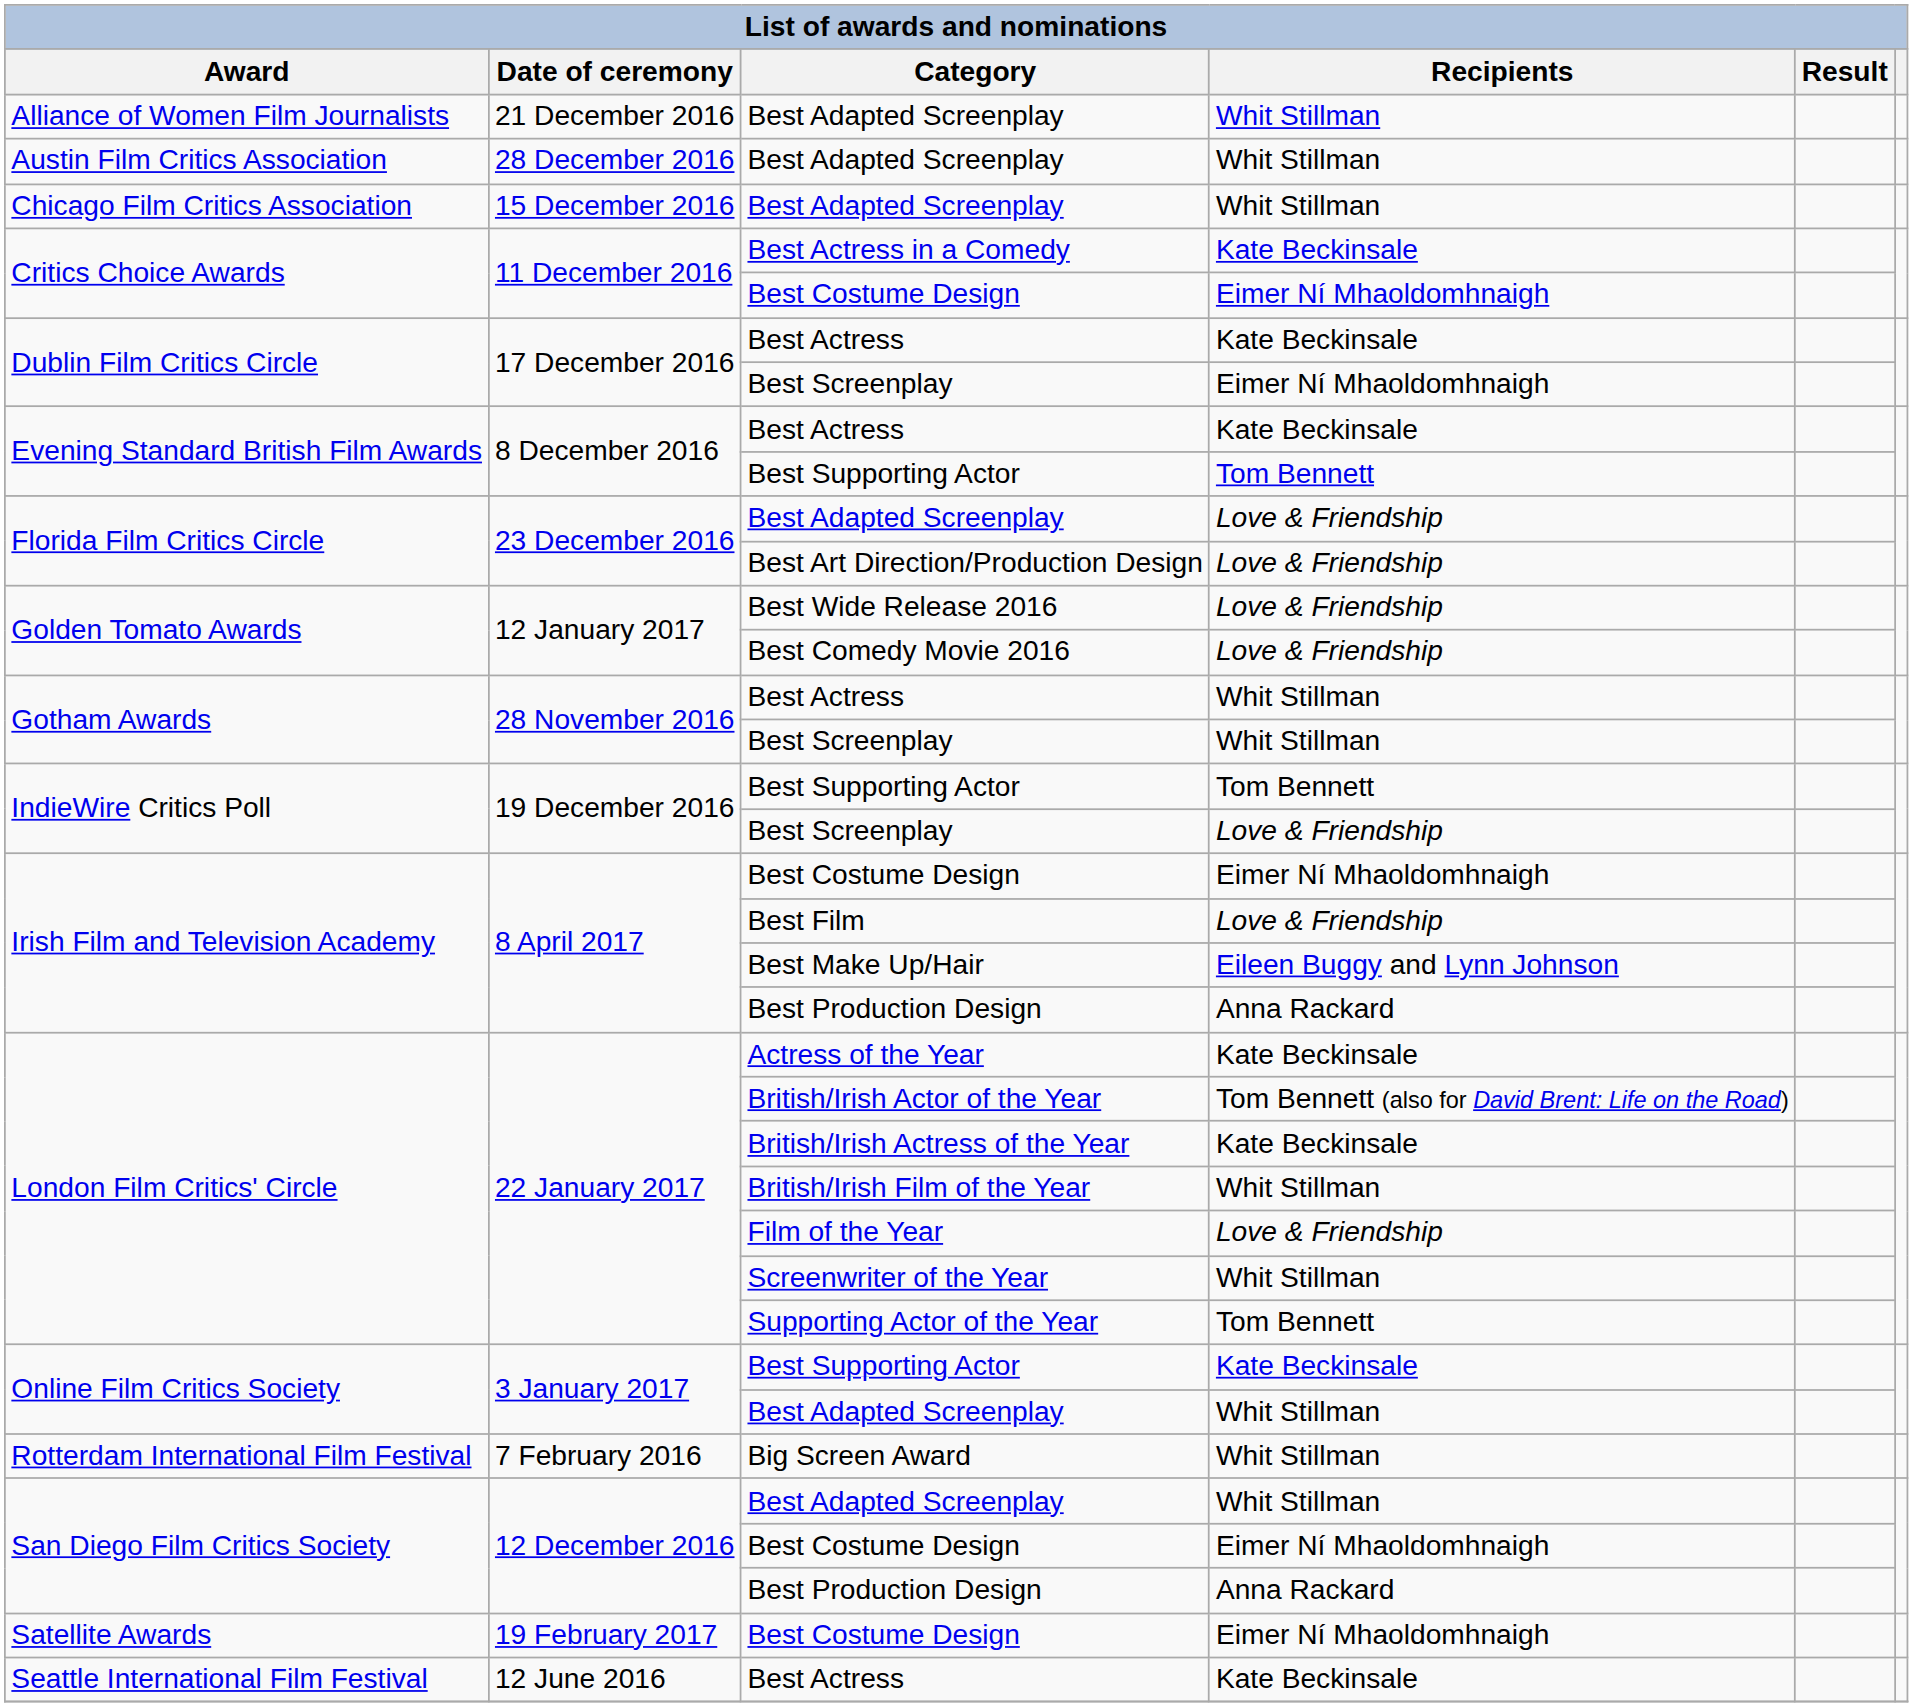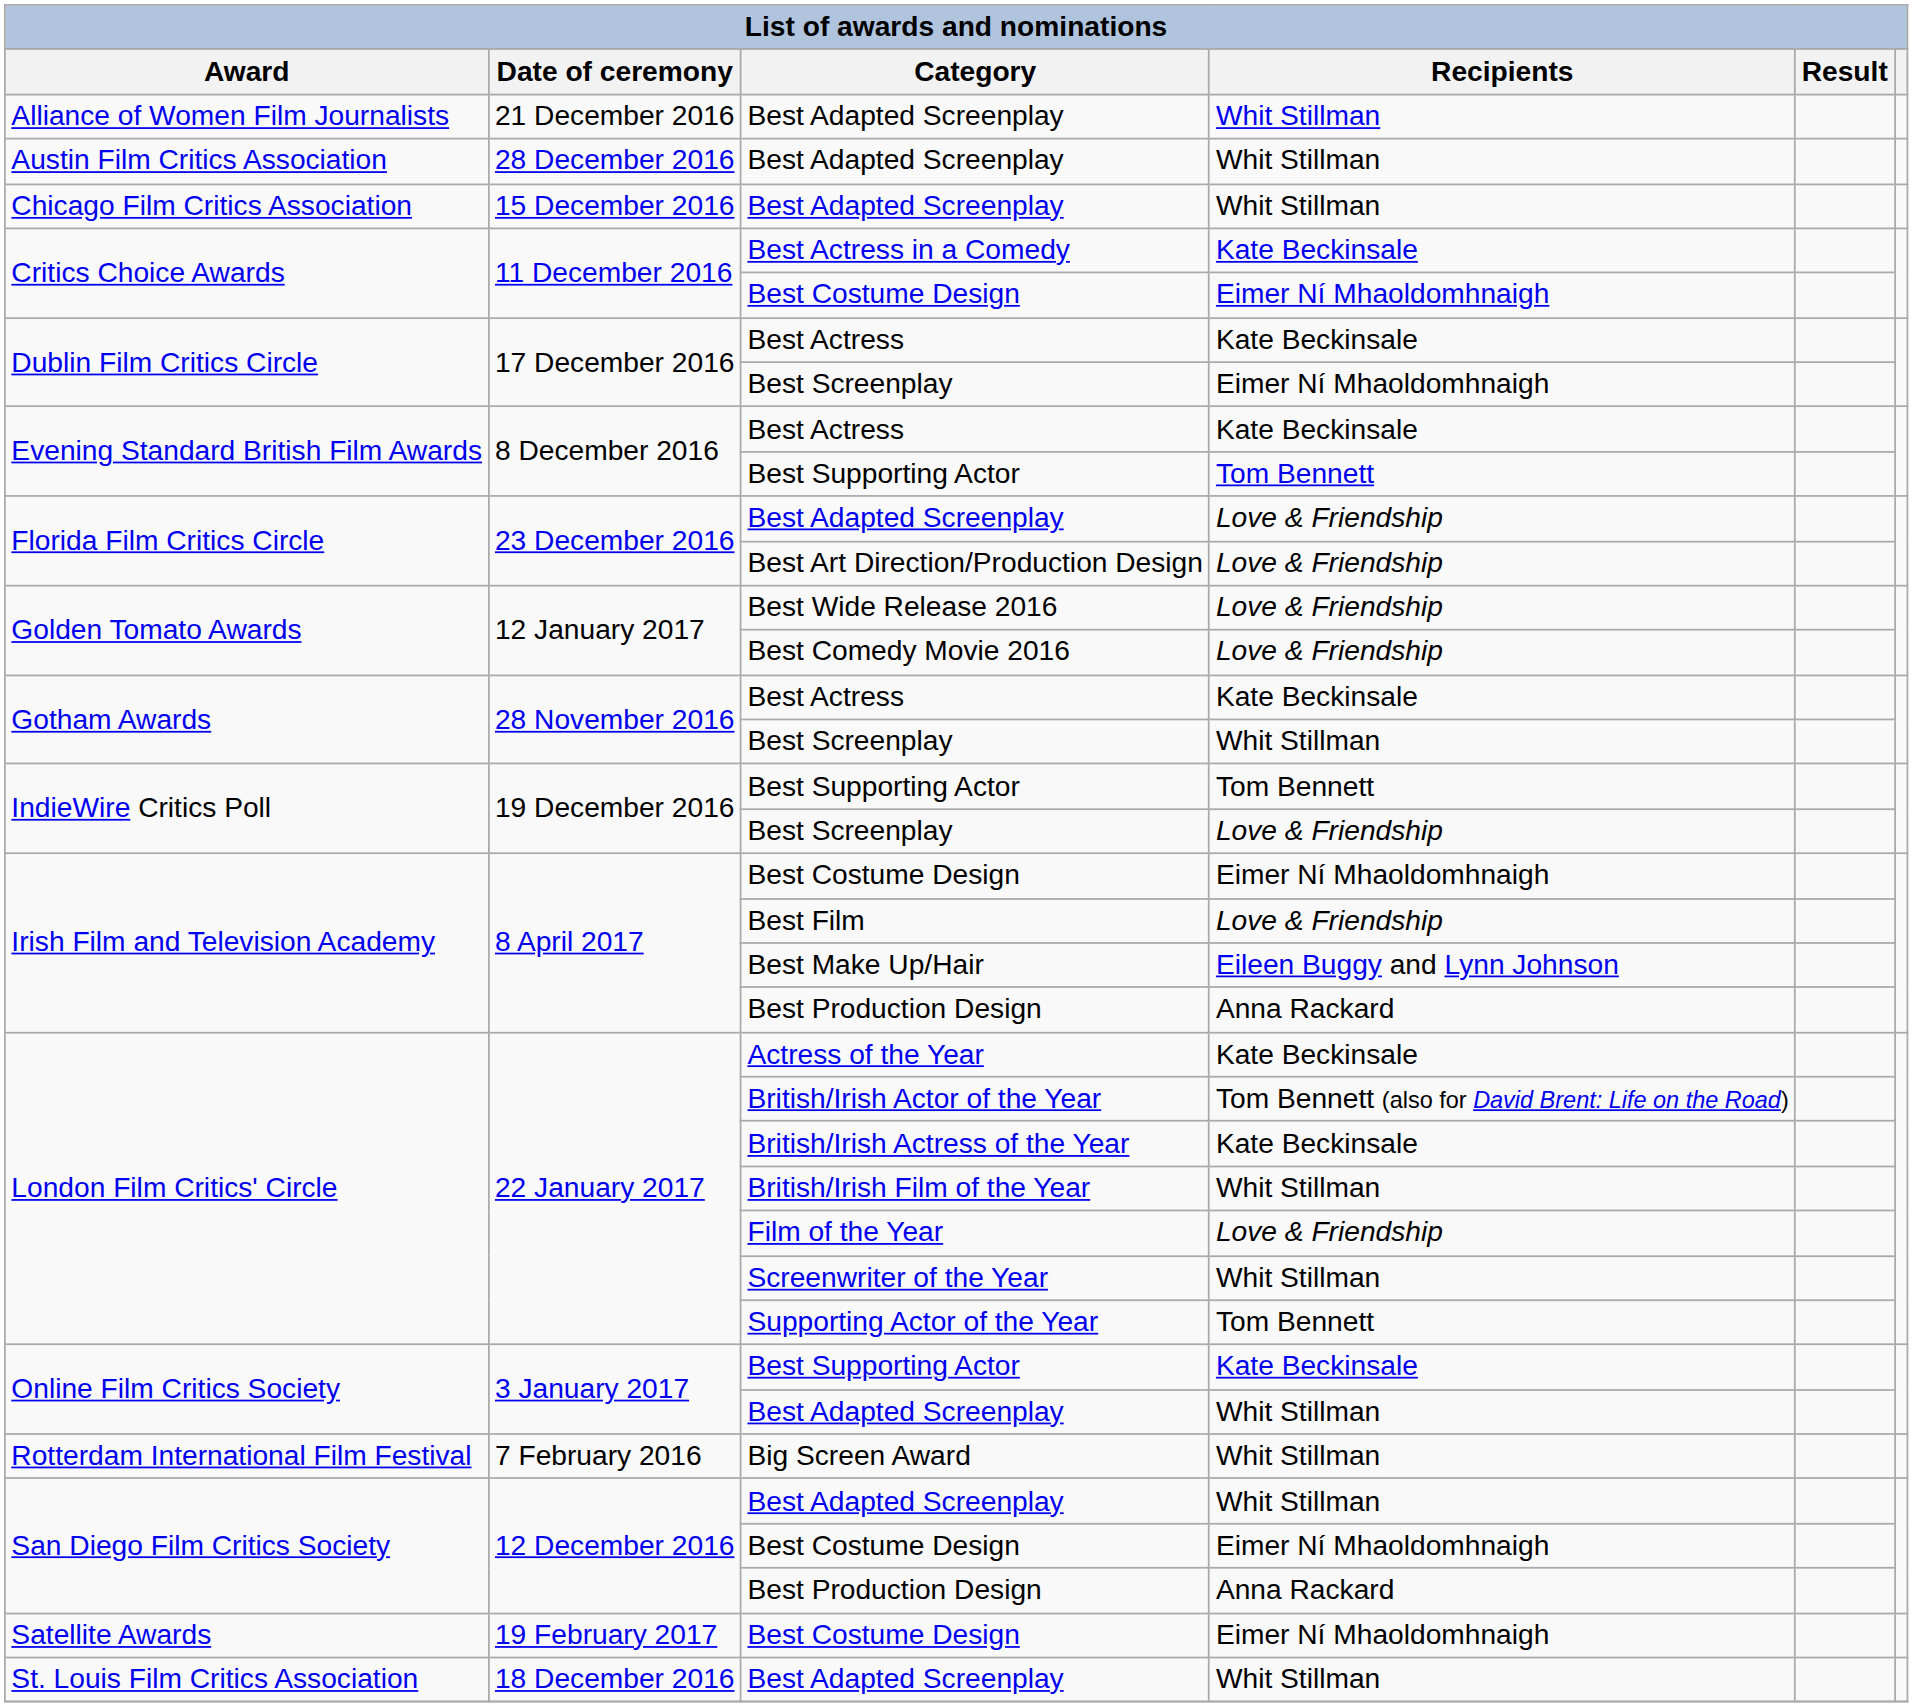(1298, 696) Whit Stillman -> (1317, 696) Kate Beckinsale
- row: (220, 1679)
+ row: (215, 1679)
